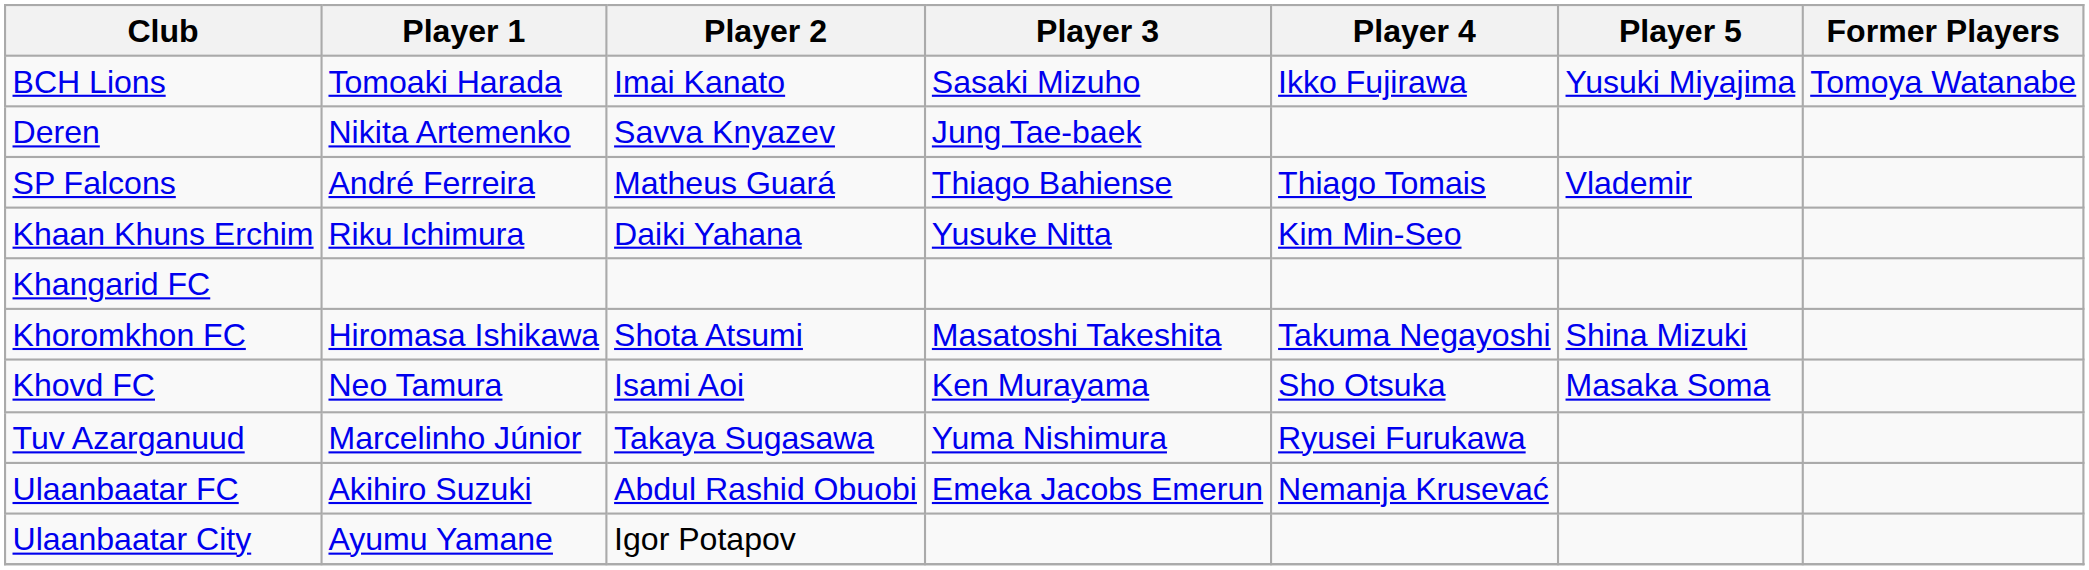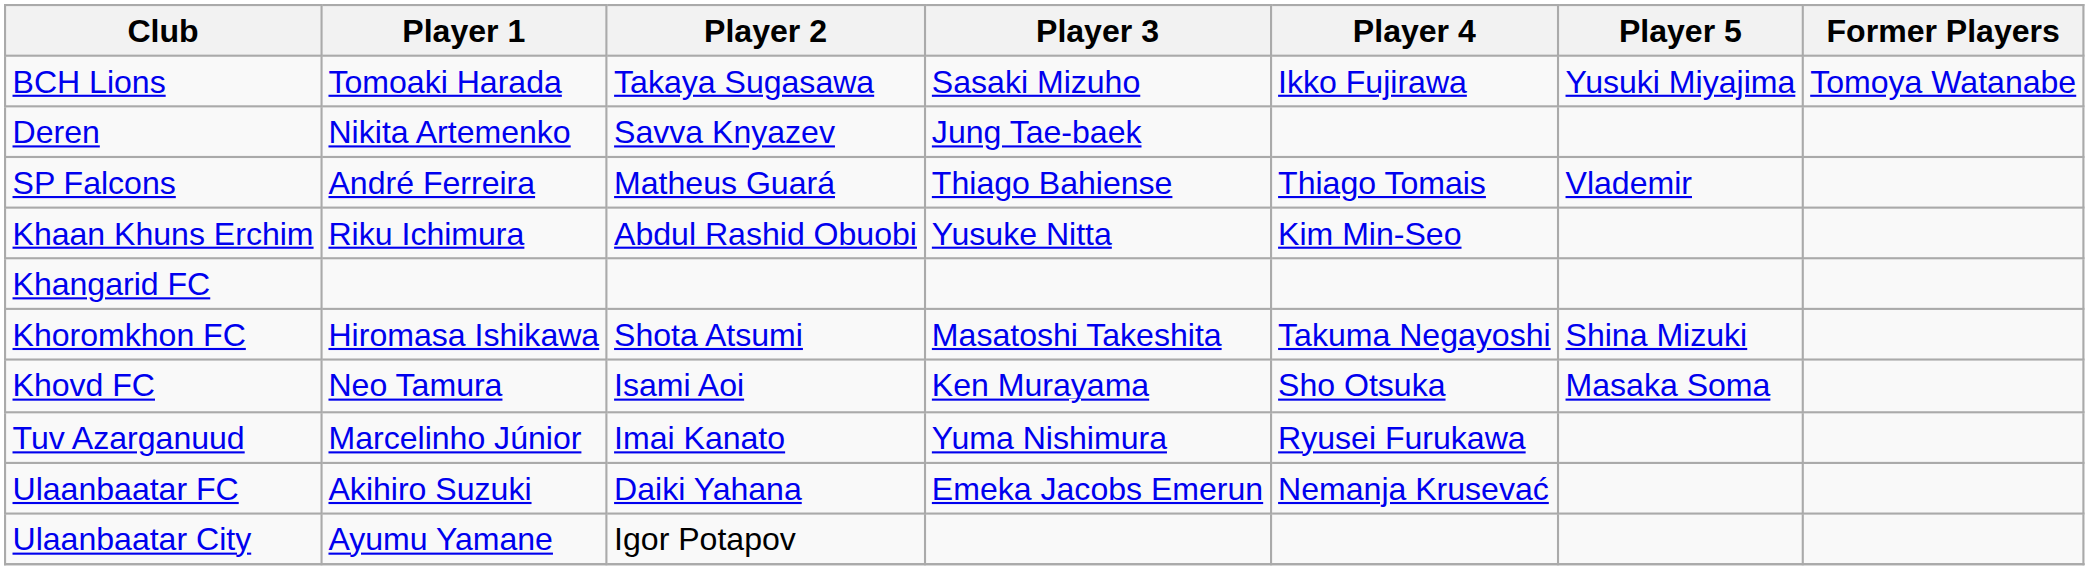(700, 81) Imai Kanato -> (744, 81) Takaya Sugasawa
(708, 234) Daiki Yahana -> (766, 234) Abdul Rashid Obuobi
(744, 437) Takaya Sugasawa -> (700, 437) Imai Kanato
(766, 488) Abdul Rashid Obuobi -> (708, 488) Daiki Yahana
